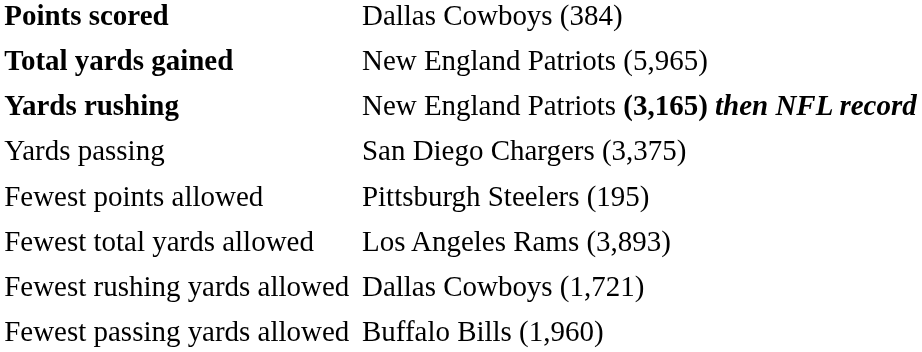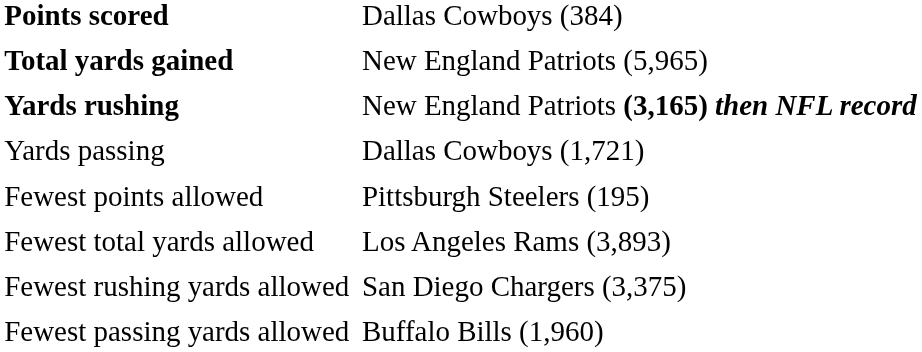(524, 150) San Diego Chargers (3,375) -> (503, 150) Dallas Cowboys (1,721)
(503, 286) Dallas Cowboys (1,721) -> (524, 286) San Diego Chargers (3,375)
